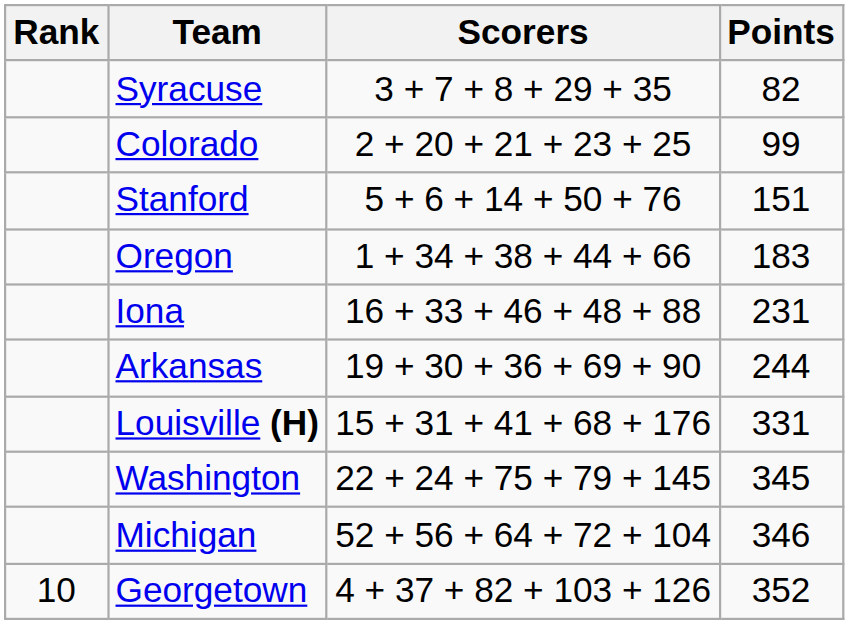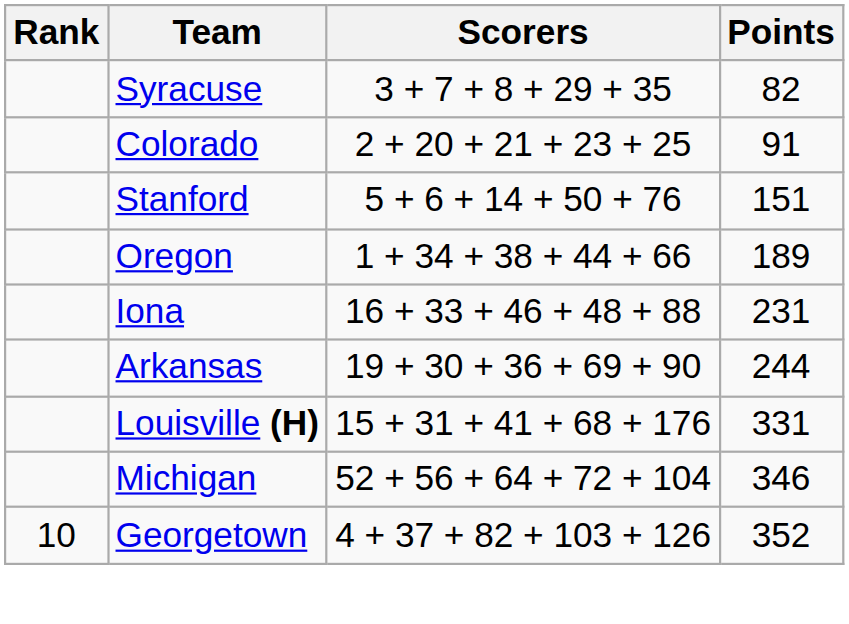(781, 144) 99 -> (781, 144) 91
(781, 255) 183 -> (781, 255) 189
- row: (208, 479)
